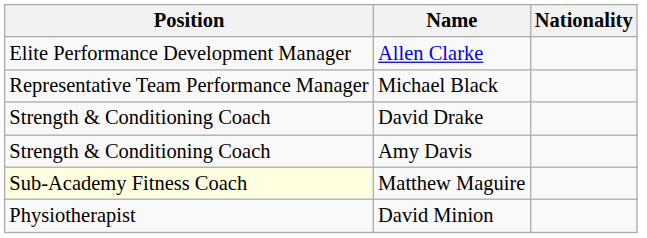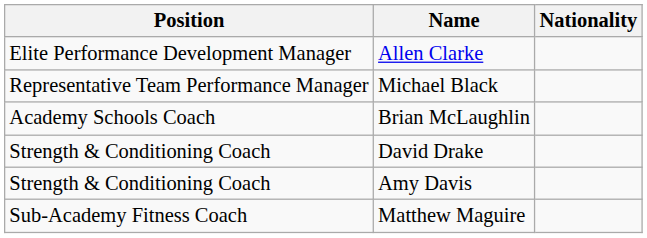+ row: (454, 118)
(128, 183) lightyellow background -> (128, 215) no background
- row: (436, 215)
